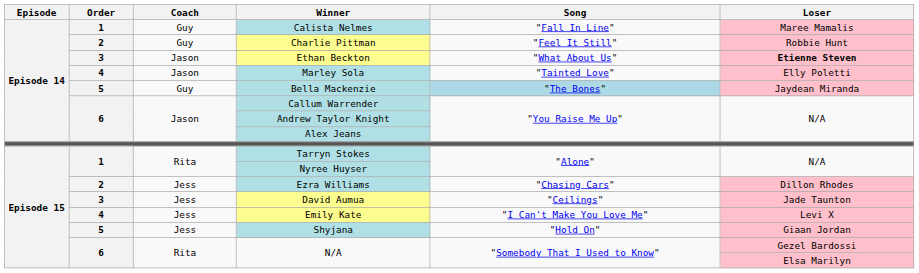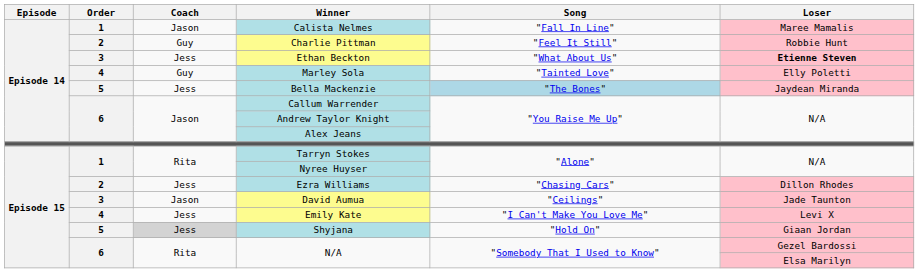(185, 27) Guy -> (185, 27) Jason
(185, 58) Jason -> (185, 58) Jess
(185, 73) Jason -> (185, 73) Guy
(185, 88) Guy -> (185, 88) Jess
(185, 200) Jess -> (185, 200) Jason
(185, 230) no background -> (185, 230) lightgrey background
